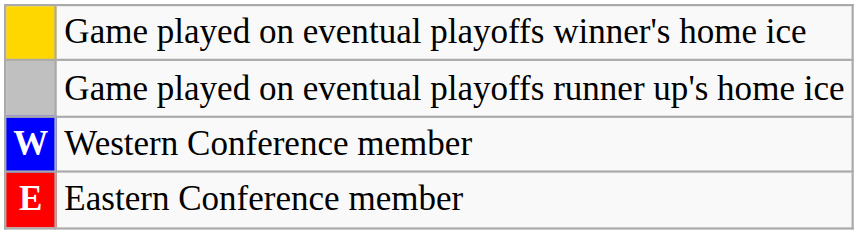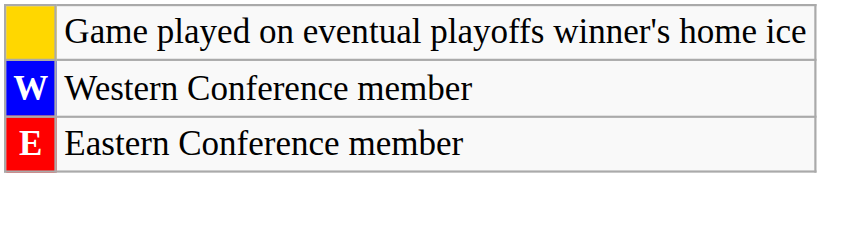- row: (454, 87)
